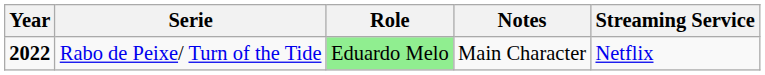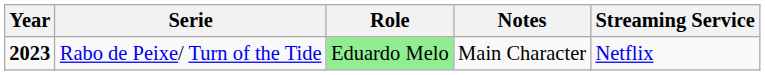(30, 53) 2022 -> (30, 53) 2023
